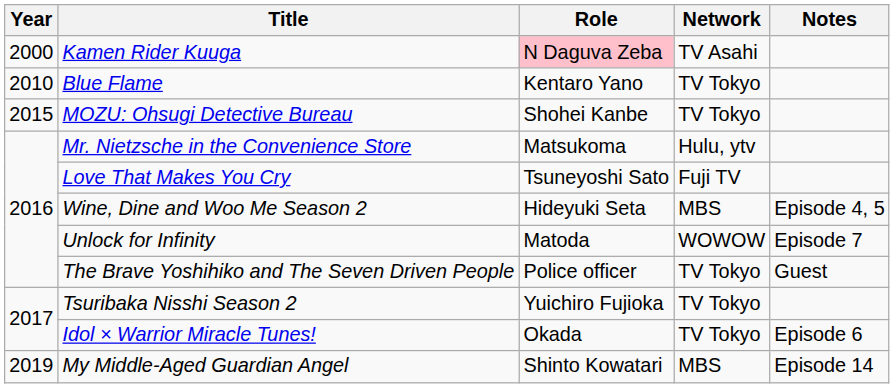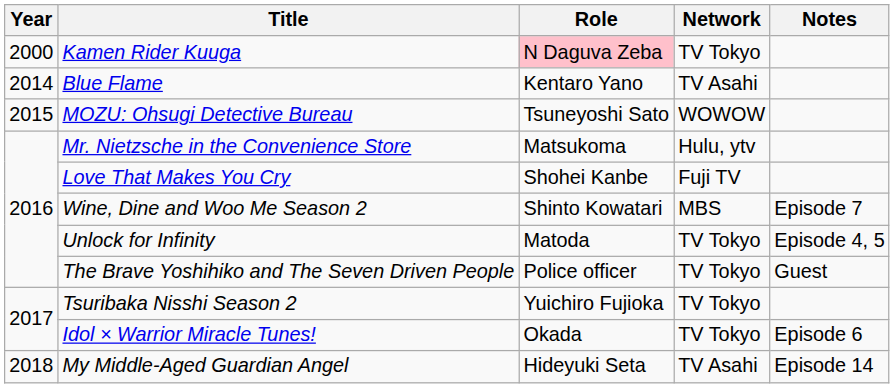(718, 51) TV Asahi -> (719, 51) TV Tokyo
(31, 83) 2010 -> (31, 83) 2014
(719, 83) TV Tokyo -> (718, 83) TV Asahi
(586, 114) Shohei Kanbe -> (596, 114) Tsuneyoshi Sato
(719, 114) TV Tokyo -> (722, 114) WOWOW
(596, 177) Tsuneyoshi Sato -> (586, 177) Shohei Kanbe
(585, 209) Hideyuki Seta -> (593, 209) Shinto Kowatari
(830, 209) Episode 4, 5 -> (818, 209) Episode 7
(722, 240) WOWOW -> (719, 240) TV Tokyo
(818, 240) Episode 7 -> (830, 240) Episode 4, 5
(31, 366) 2019 -> (31, 366) 2018
(593, 366) Shinto Kowatari -> (585, 366) Hideyuki Seta
(700, 366) MBS -> (718, 366) TV Asahi
